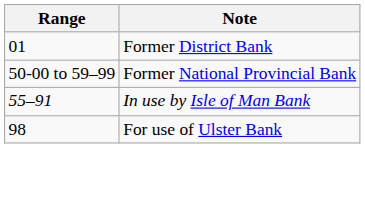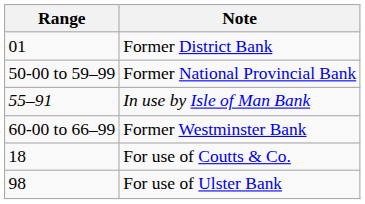+ row: (215, 128)
+ row: (207, 156)
